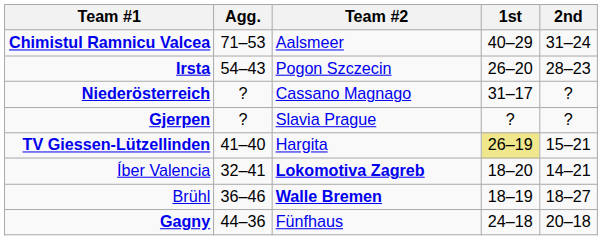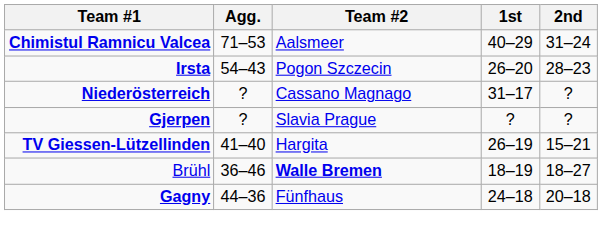(510, 145) khaki background -> (510, 145) no background
- row: (164, 171)
